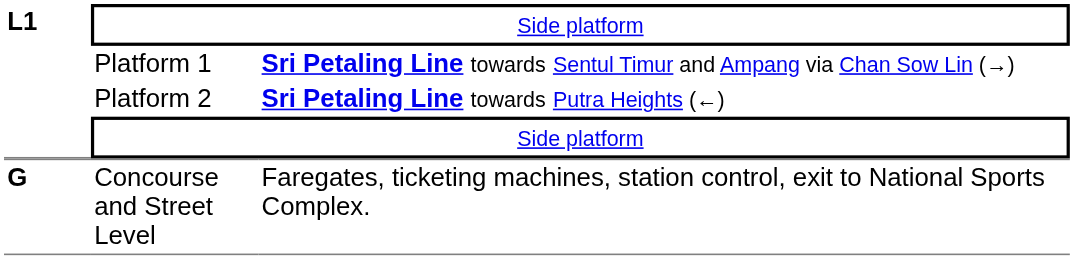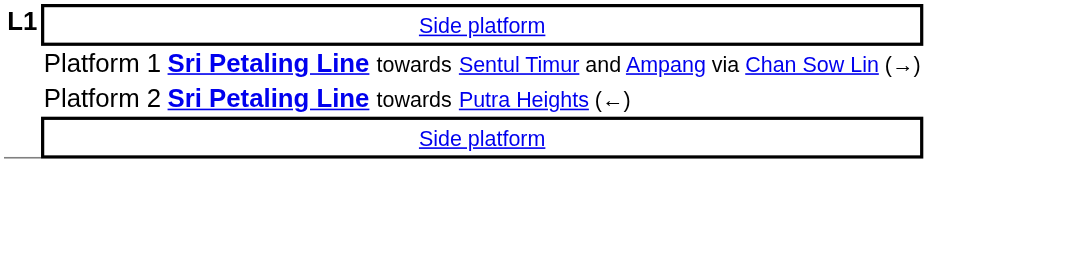- row: (156, 206)
